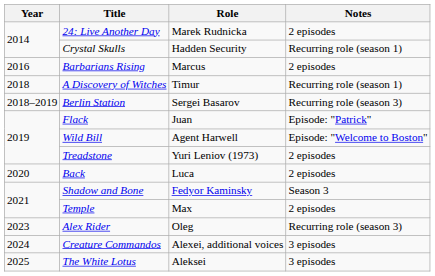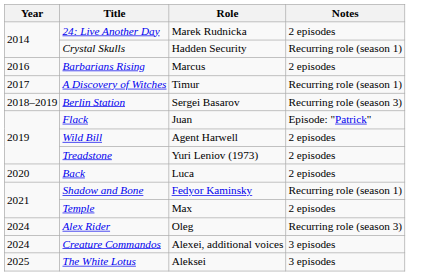(18, 84) 2018 -> (18, 84) 2017
(358, 137) Episode: "Welcome to Boston" -> (312, 137) 2 episodes
(309, 191) Season 3 -> (345, 191) Recurring role (season 1)
(18, 226) 2023 -> (18, 226) 2024
